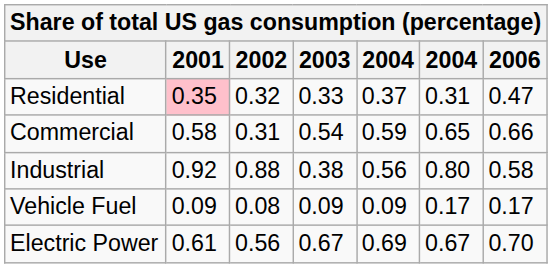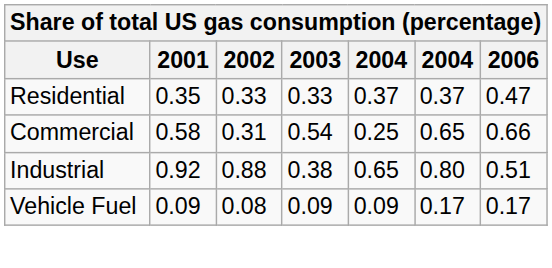(194, 96) pink background -> (178, 96) no background
(258, 96) 0.32 -> (244, 96) 0.33
(448, 96) 0.31 -> (442, 96) 0.37
(384, 133) 0.59 -> (376, 133) 0.25
(384, 170) 0.56 -> (376, 170) 0.65
(511, 170) 0.58 -> (508, 170) 0.51
- row: (84, 243)
